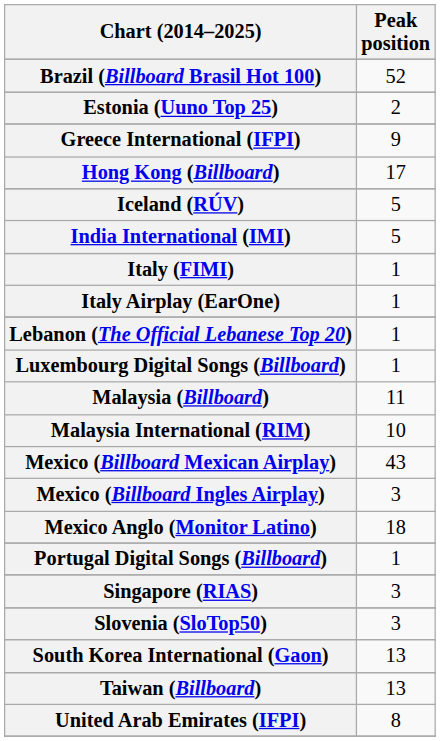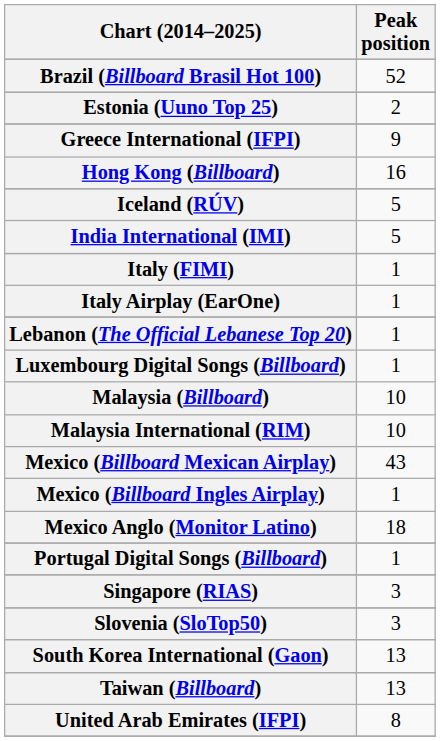(396, 172) 17 -> (396, 172) 16
(396, 397) 11 -> (396, 397) 10
(396, 494) 3 -> (396, 494) 1
